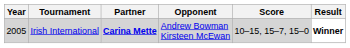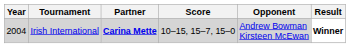columns swapped: (196, 12) <-> (272, 12)
(16, 31) 2005 -> (16, 31) 2004
